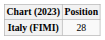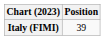(81, 27) 28 -> (81, 27) 39
